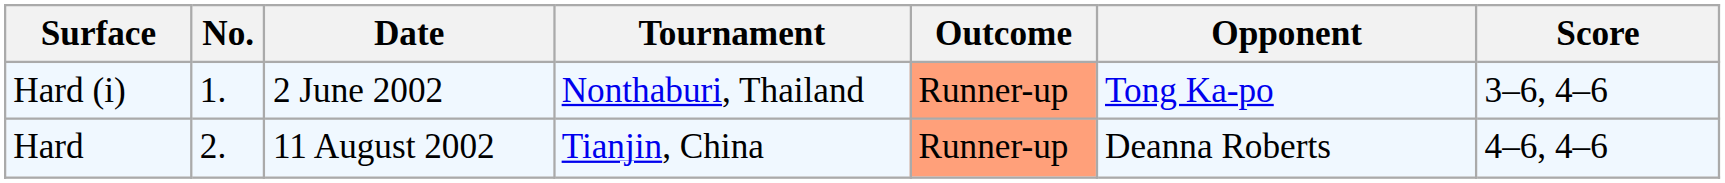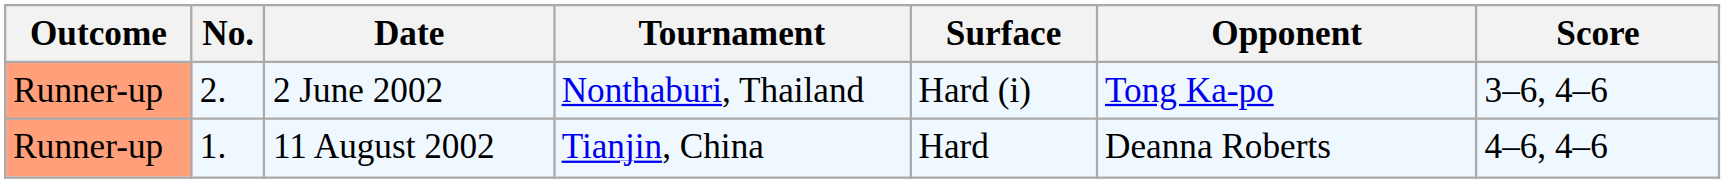columns swapped: (1004, 32) <-> (98, 32)
(213, 89) 1. -> (213, 89) 2.
(213, 146) 2. -> (213, 146) 1.
